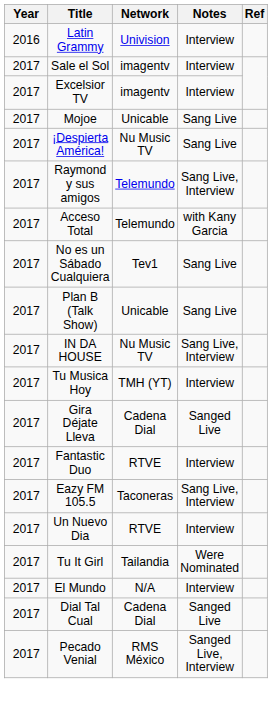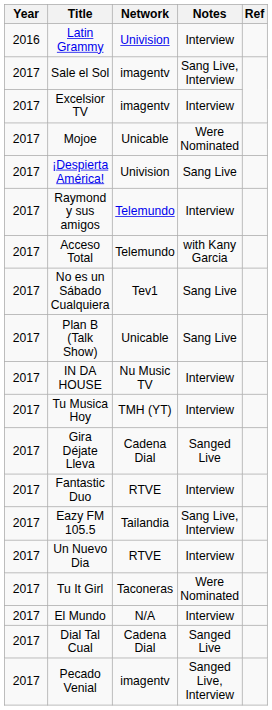(210, 66) Interview -> (210, 73) Sang Live, Interview
(210, 118) Sang Live -> (210, 139) Were Nominated
(145, 144) Nu Music TV -> (145, 172) Univision
(210, 184) Sang Live, Interview -> (210, 211) Interview
(210, 350) Sang Live, Interview -> (210, 377) Interview
(145, 496) Taconeras -> (145, 523) Tailandia
(145, 562) Tailandia -> (145, 589) Taconeras
(145, 654) RMS México -> (145, 681) imagentv
